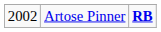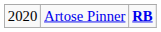(23, 16) 2002 -> (23, 16) 2020
